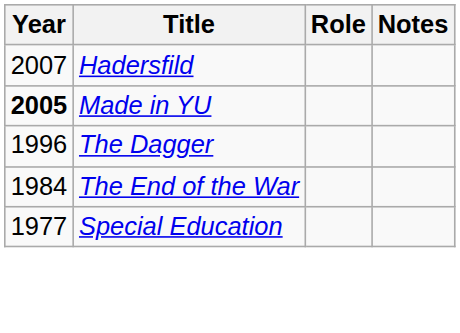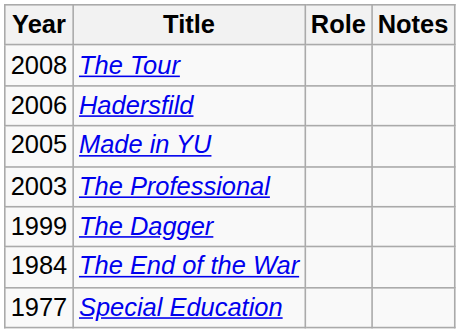+ row: (129, 65)
(39, 65) 2007 -> (39, 105) 2006
(39, 105) bold -> (39, 145) normal
+ row: (174, 186)
(39, 145) 1996 -> (39, 226) 1999
